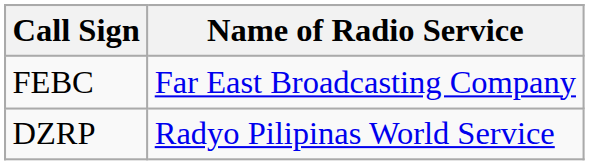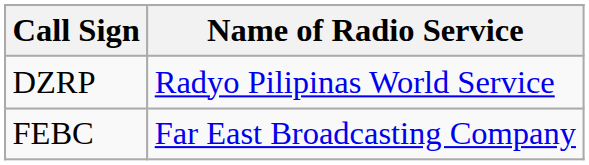rows swapped: (54, 133) <-> (53, 81)
